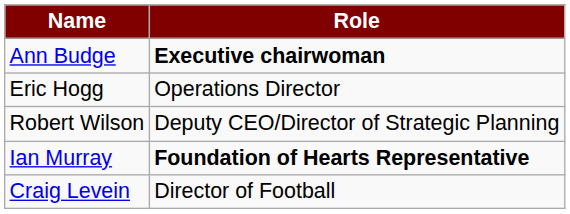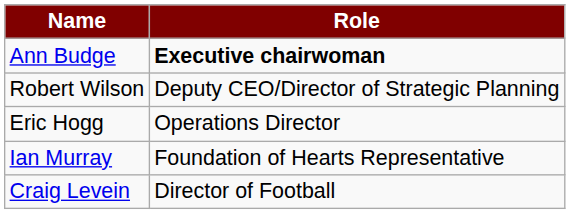rows swapped: (77, 123) <-> (57, 89)
(342, 157) bold -> (329, 157) normal
